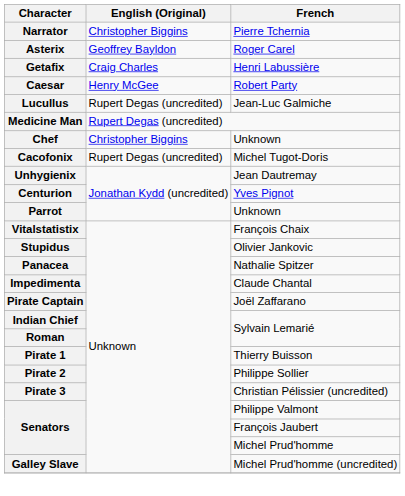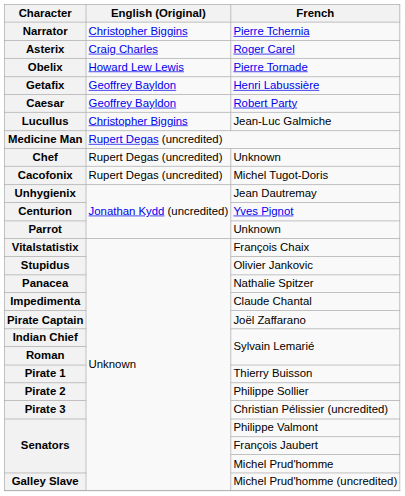(132, 49) Geoffrey Bayldon -> (123, 49) Craig Charles
+ row: (45, 67)
(123, 67) Craig Charles -> (132, 85) Geoffrey Bayldon
(124, 85) Henry McGee -> (132, 103) Geoffrey Bayldon
(156, 103) Rupert Degas (uncredited) -> (138, 121) Christopher Biggins
(138, 139) Christopher Biggins -> (156, 157) Rupert Degas (uncredited)
